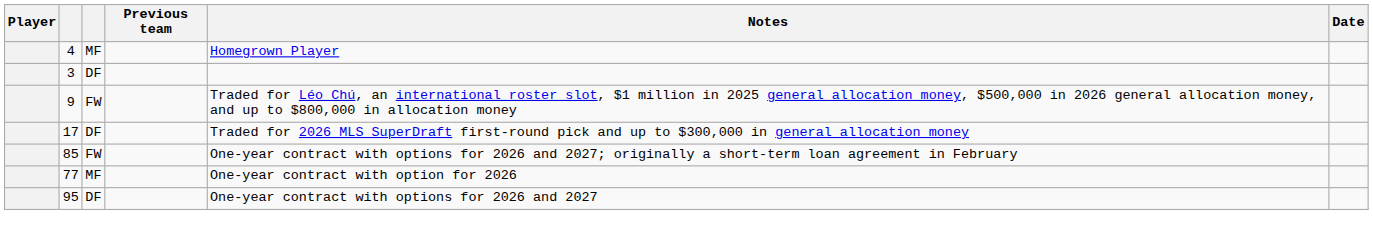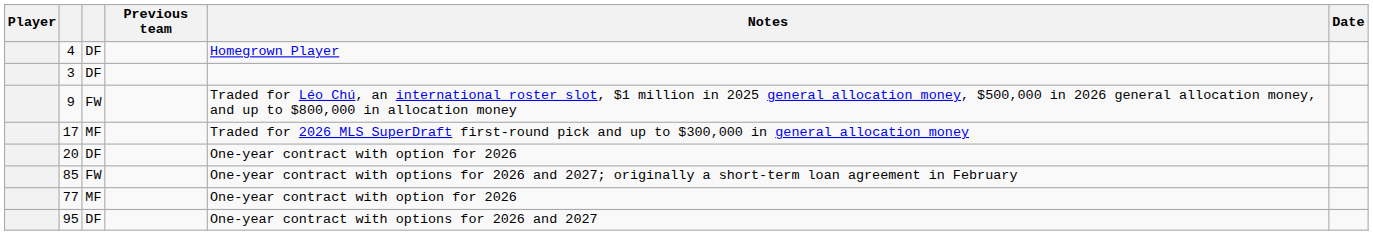(93, 53) MF -> (93, 53) DF
(93, 133) DF -> (93, 133) MF
+ row: (71, 155)
